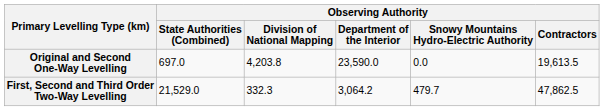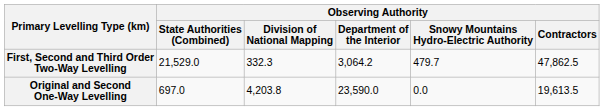rows swapped: (80, 63) <-> (80, 91)
